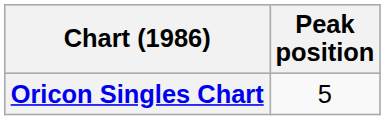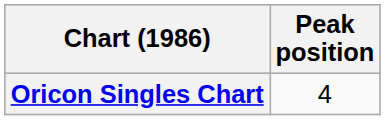(325, 93) 5 -> (325, 93) 4
